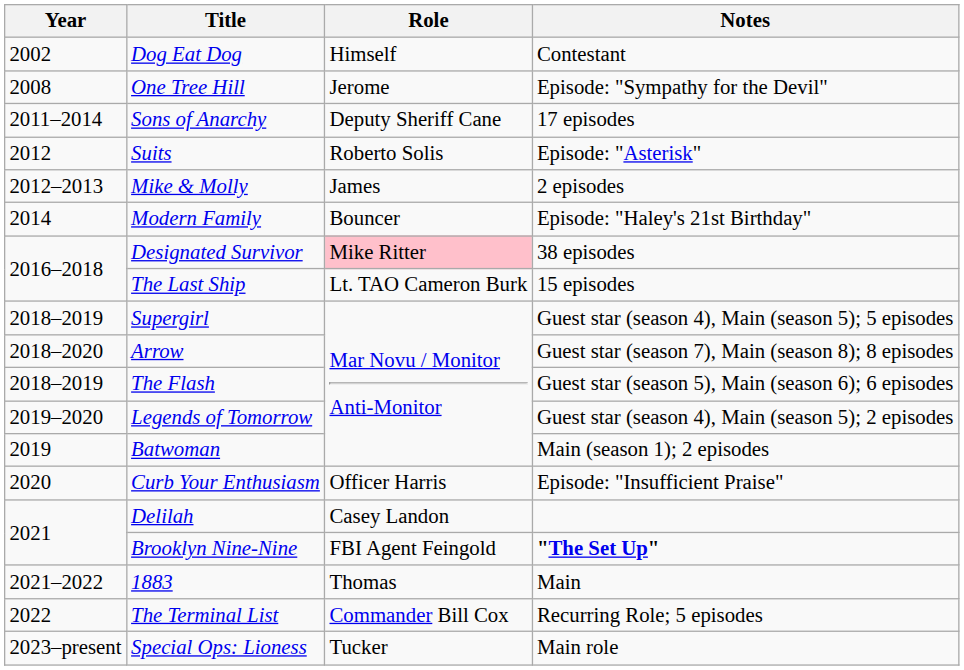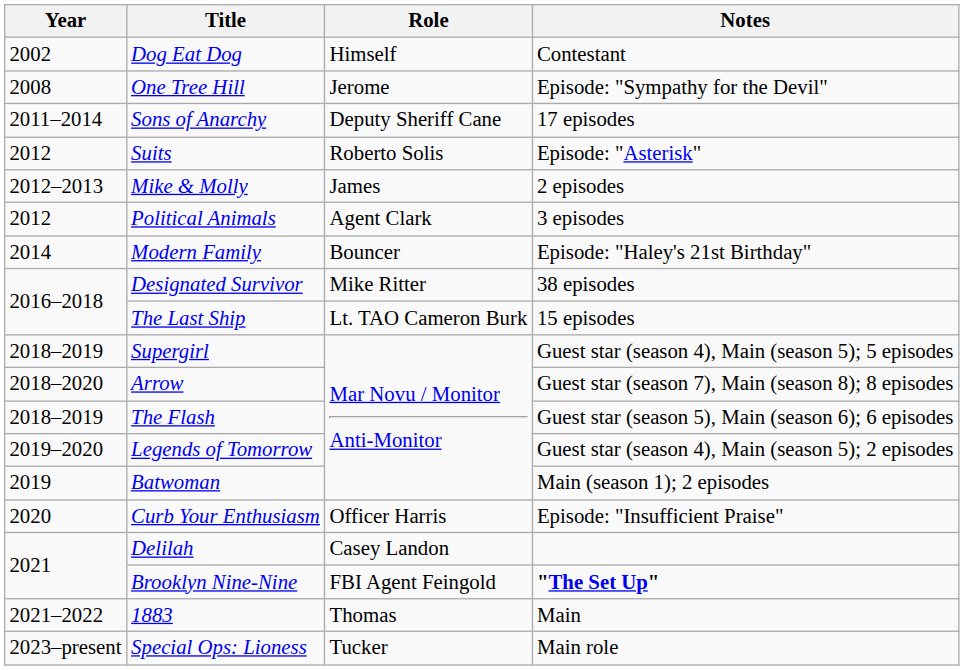+ row: (203, 218)
(378, 251) pink background -> (378, 284) no background
- row: (205, 614)
